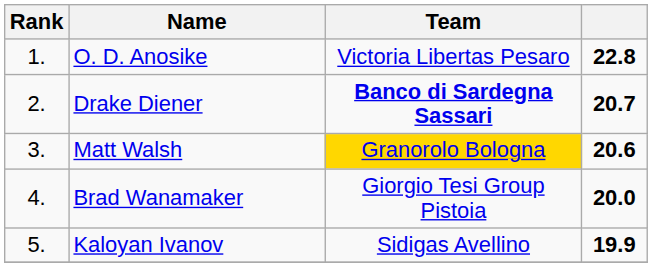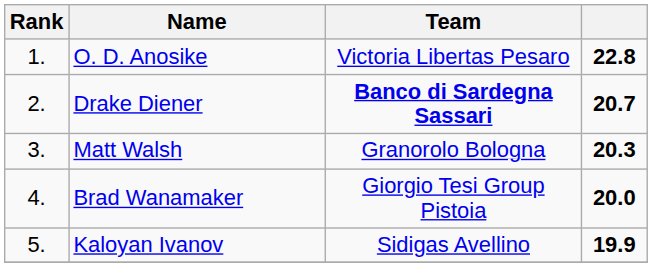(453, 150) gold background -> (453, 150) no background
(614, 150) 20.6 -> (614, 150) 20.3
